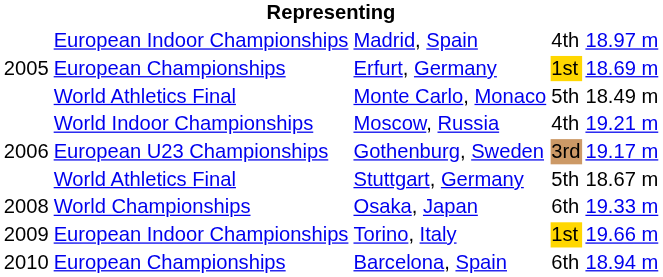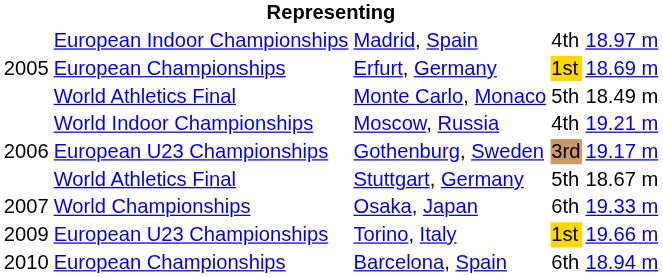(26, 207) 2008 -> (26, 207) 2007
(201, 234) European Indoor Championships -> (191, 234) European U23 Championships
